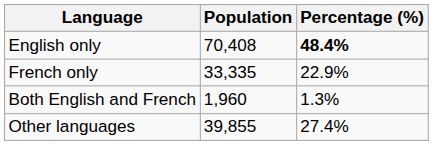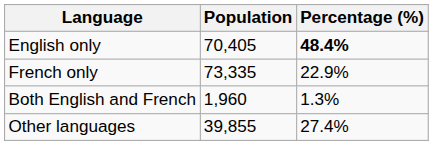(230, 45) 70,408 -> (230, 45) 70,405
(230, 72) 33,335 -> (230, 72) 73,335
